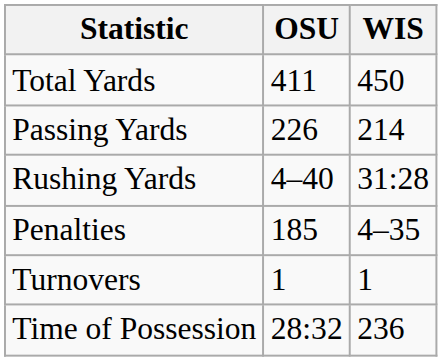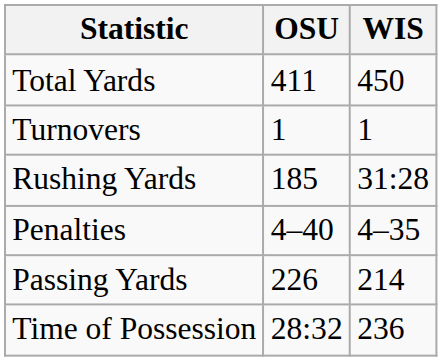rows swapped: (100, 129) <-> (76, 279)
(302, 179) 4–40 -> (294, 179) 185
(294, 229) 185 -> (302, 229) 4–40
